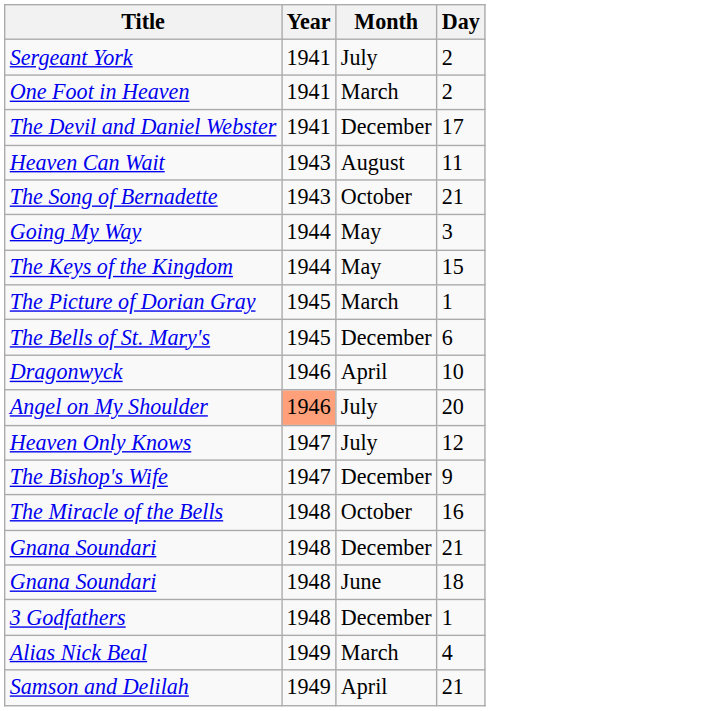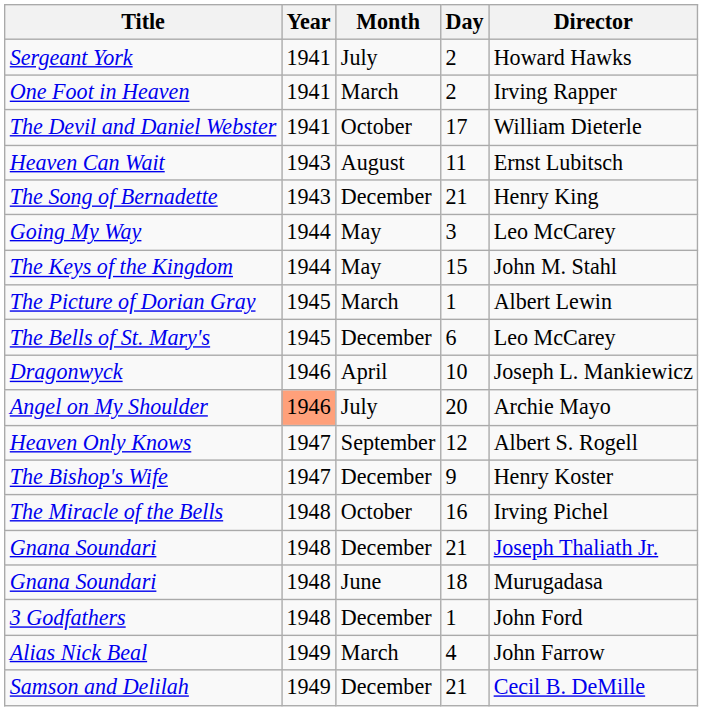+ column: (593, 22)
(386, 127) December -> (376, 127) October
(376, 197) October -> (386, 197) December
(359, 442) July -> (388, 442) September
(364, 687) April -> (386, 687) December
